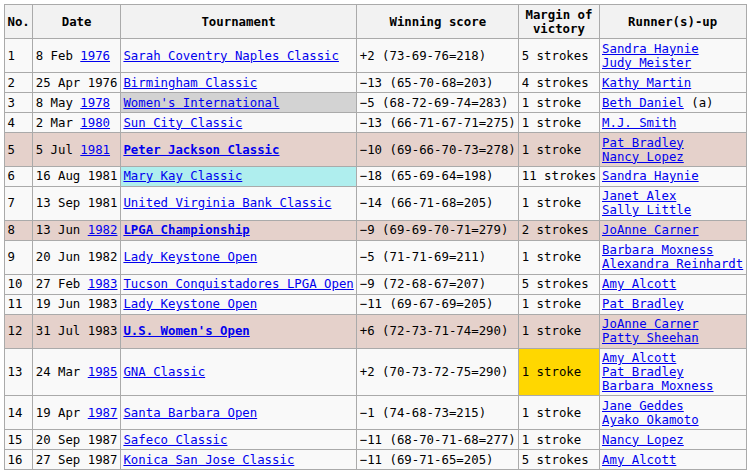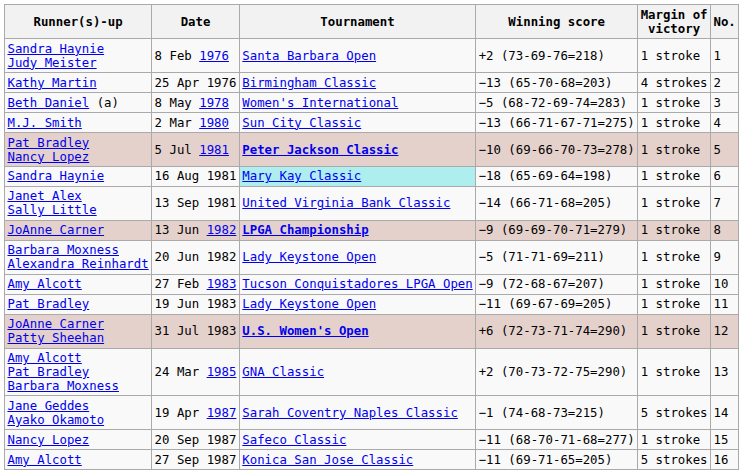columns swapped: (19, 22) <-> (673, 22)
(231, 56) Sarah Coventry Naples Classic -> (309, 56) Santa Barbara Open
(555, 56) 5 strokes -> (670, 56) 1 stroke
(201, 103) lightgrey background -> (320, 103) no background
(559, 176) 11 strokes -> (670, 176) 1 stroke
(555, 230) 2 strokes -> (670, 230) 1 stroke
(555, 284) 5 strokes -> (670, 284) 1 stroke
(551, 372) gold background -> (670, 372) no background
(190, 413) Santa Barbara Open -> (350, 413) Sarah Coventry Naples Classic
(551, 413) 1 stroke -> (674, 413) 5 strokes
